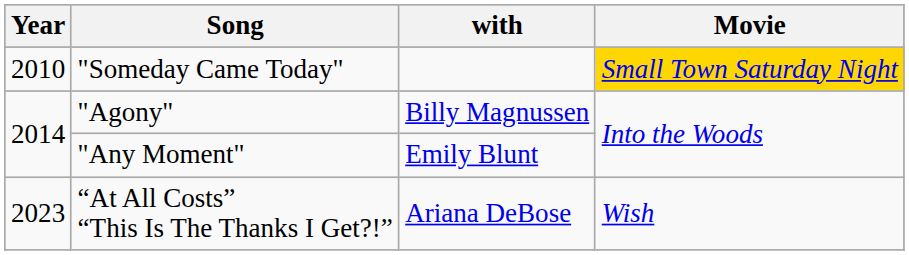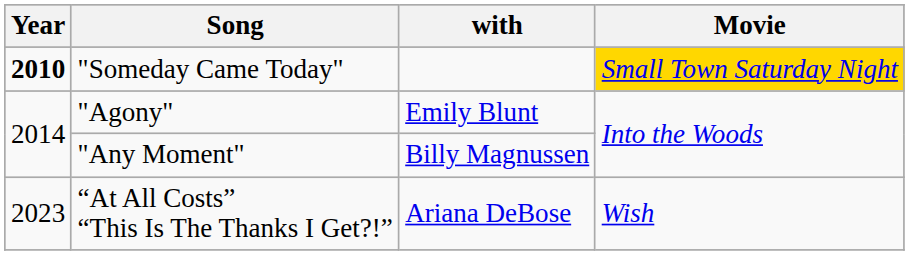(38, 68) normal -> (38, 68) bold
(497, 111) Billy Magnussen -> (472, 111) Emily Blunt
(472, 154) Emily Blunt -> (497, 154) Billy Magnussen
